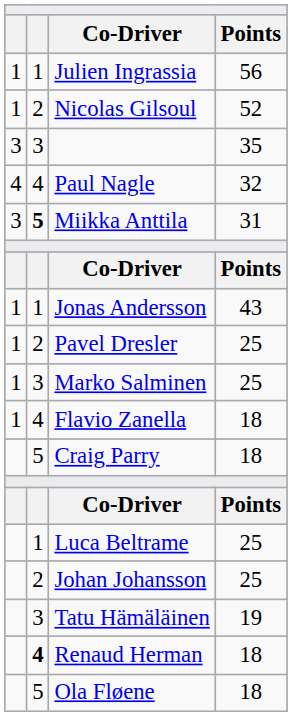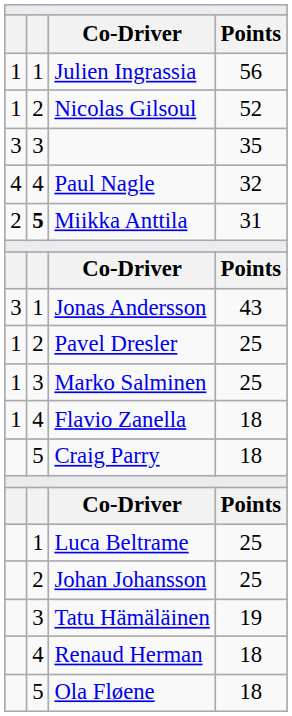(16, 220) 3 -> (16, 220) 2
(16, 306) 1 -> (16, 306) 3
(38, 654) bold -> (38, 654) normal
